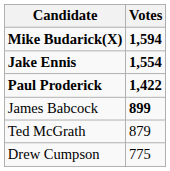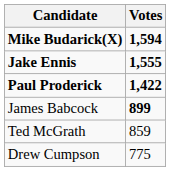(145, 62) 1,554 -> (145, 62) 1,555
(140, 131) 879 -> (140, 131) 859
